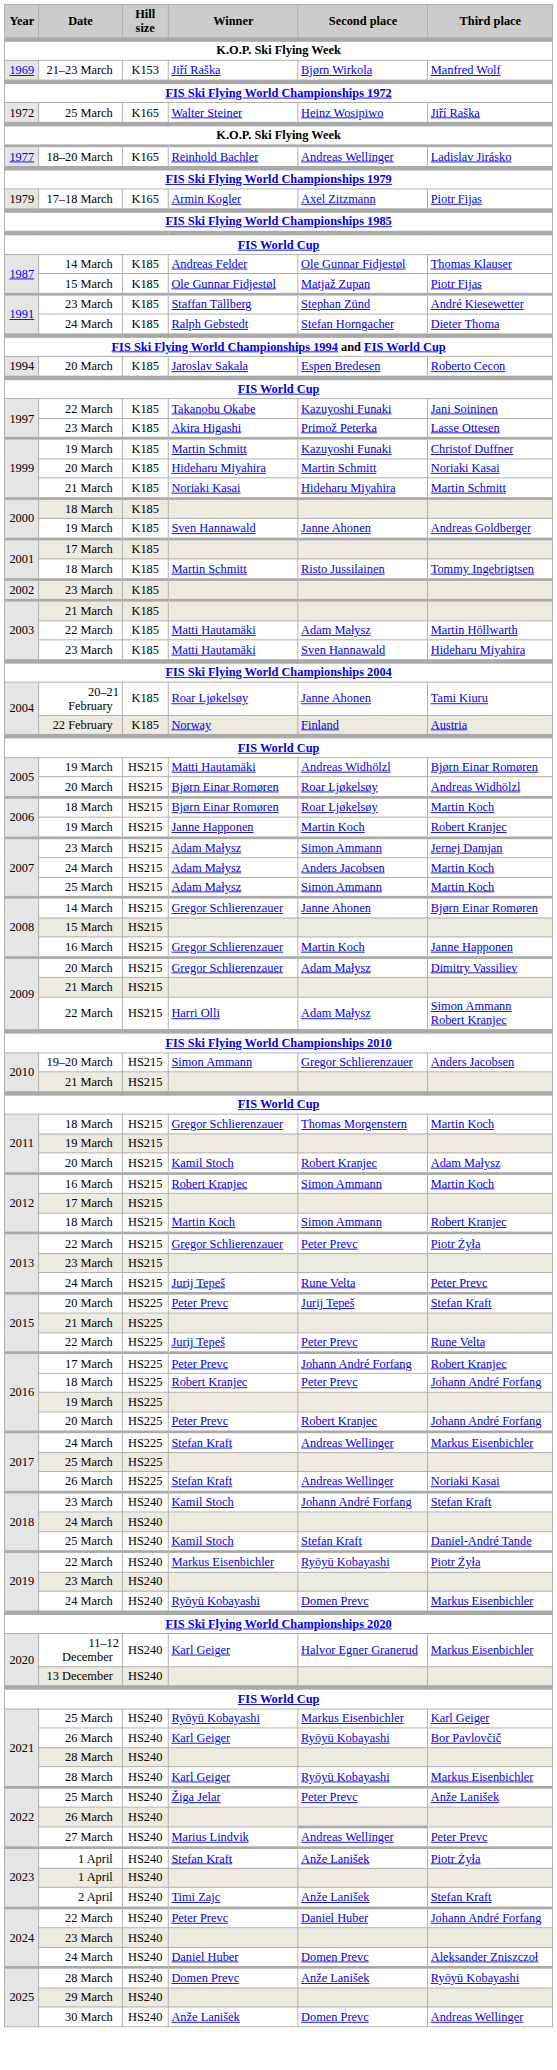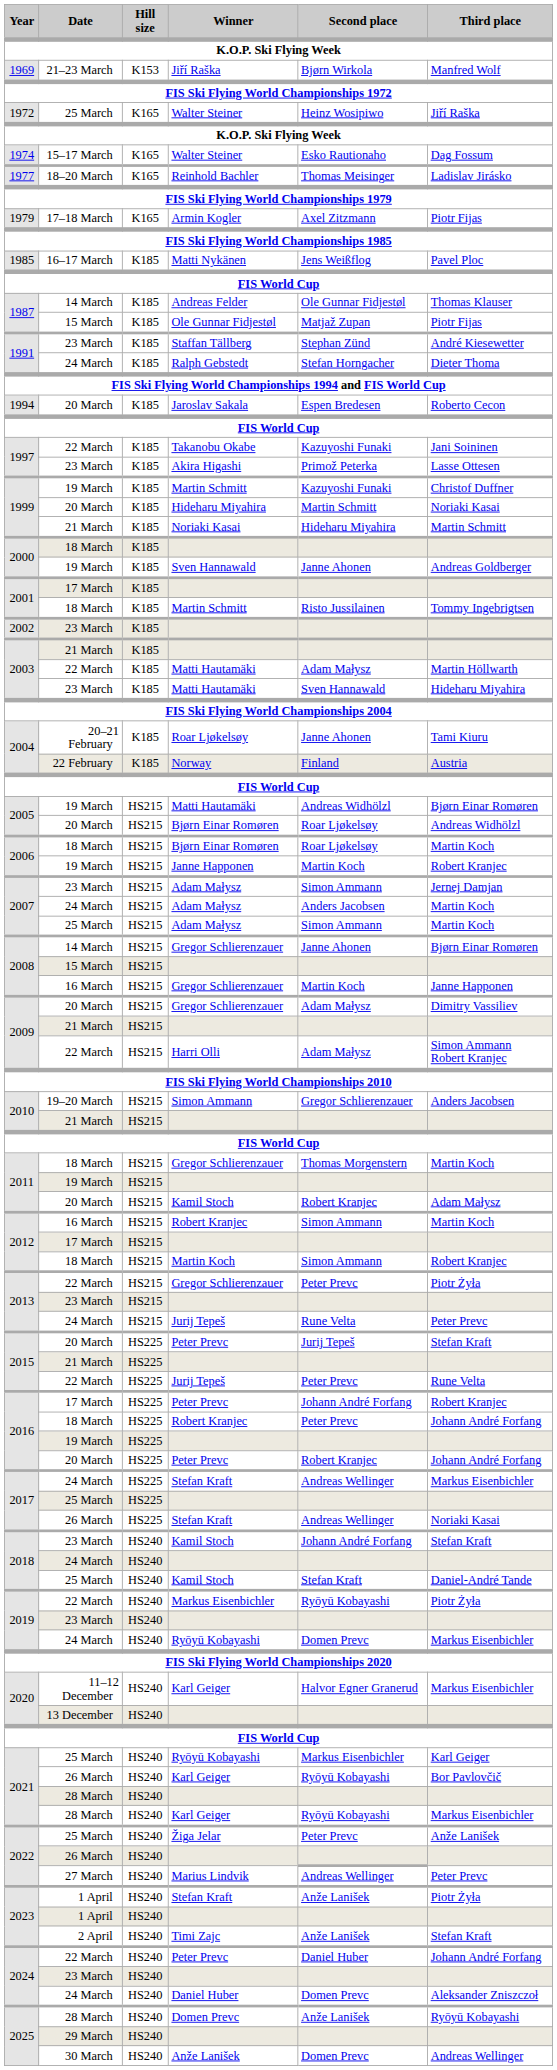+ row: (22, 154)
(347, 156) Andreas Wellinger -> (348, 175) Thomas Meisinger
+ row: (22, 260)
